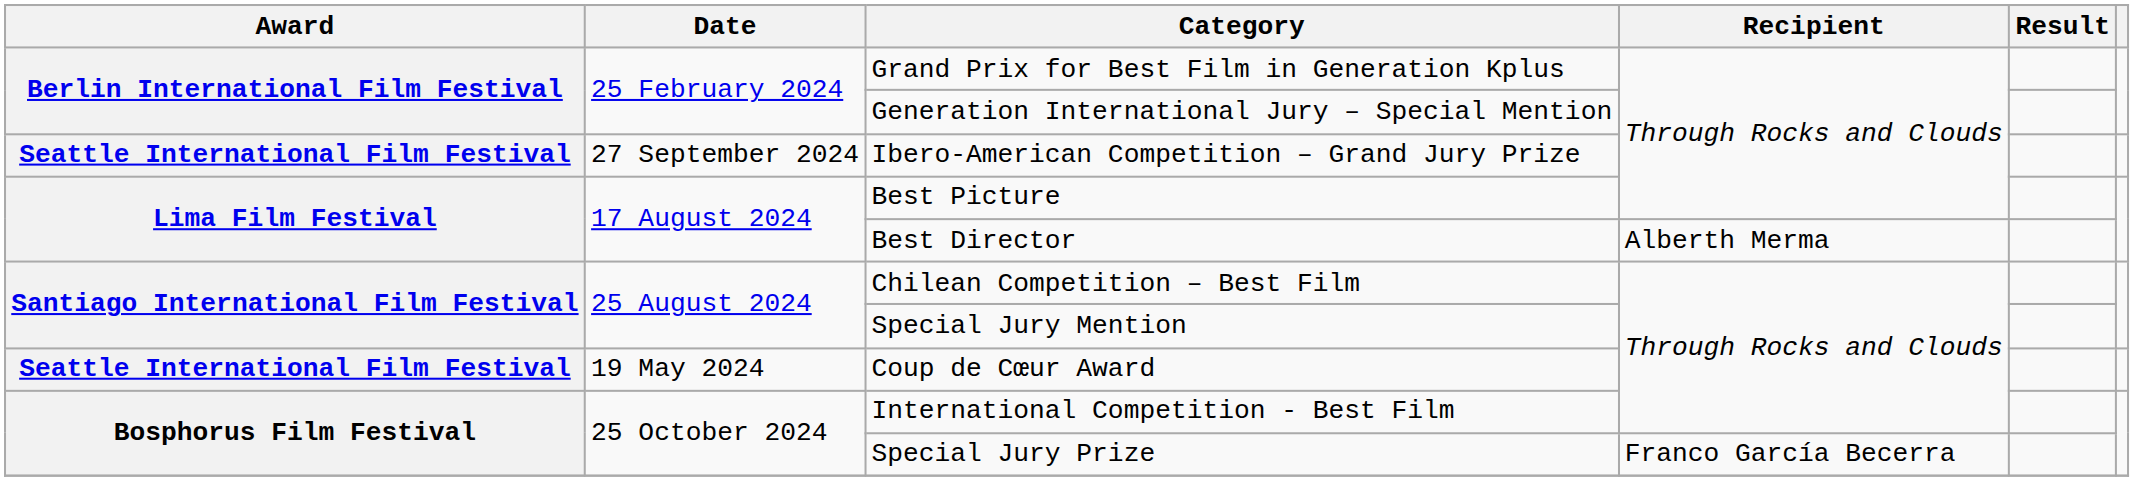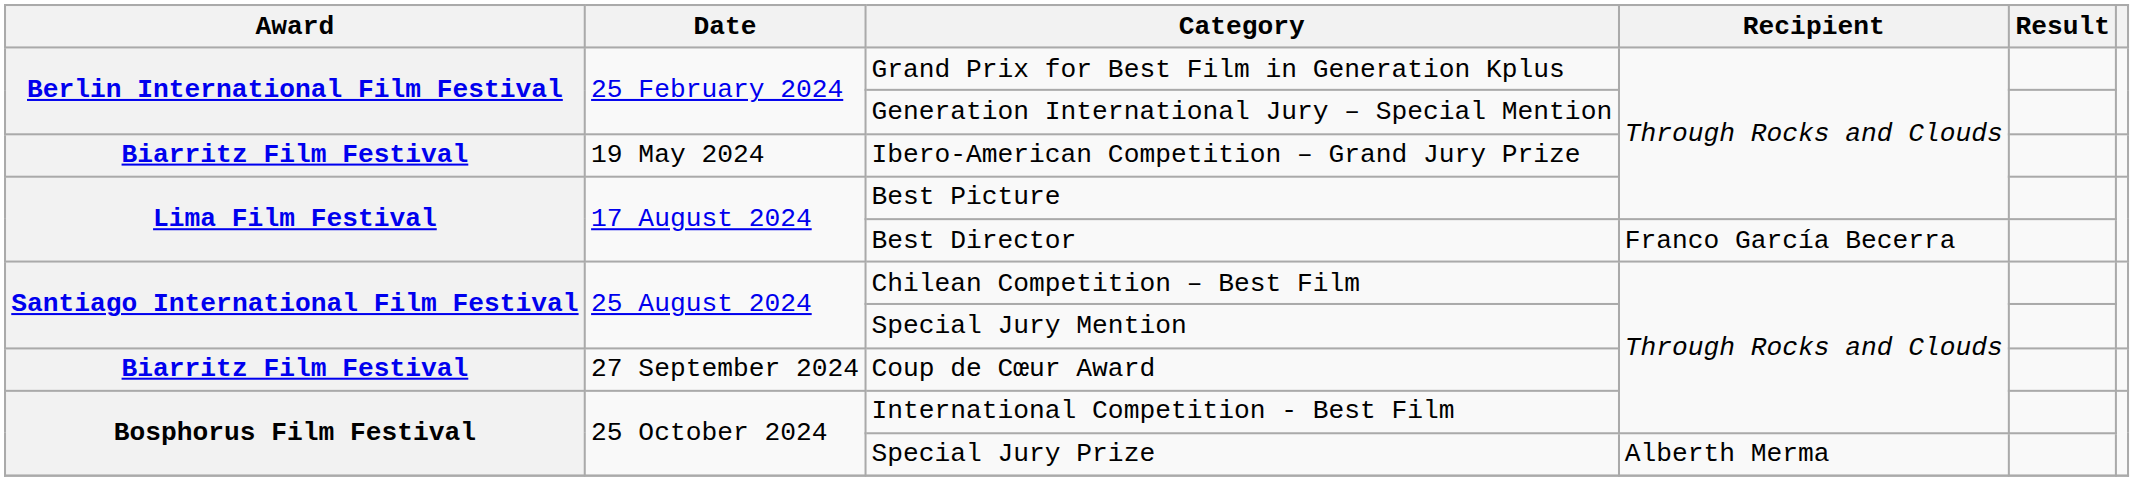(295, 155) Seattle International Film Festival -> (295, 155) Biarritz Film Festival
(725, 155) 27 September 2024 -> (678, 155) 19 May 2024
(1727, 240) Alberth Merma -> (1790, 240) Franco García Becerra
(295, 369) Seattle International Film Festival -> (295, 369) Biarritz Film Festival
(678, 369) 19 May 2024 -> (725, 369) 27 September 2024
(1790, 454) Franco García Becerra -> (1727, 454) Alberth Merma
